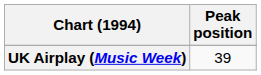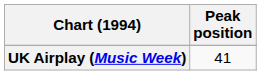(223, 57) 39 -> (223, 57) 41
